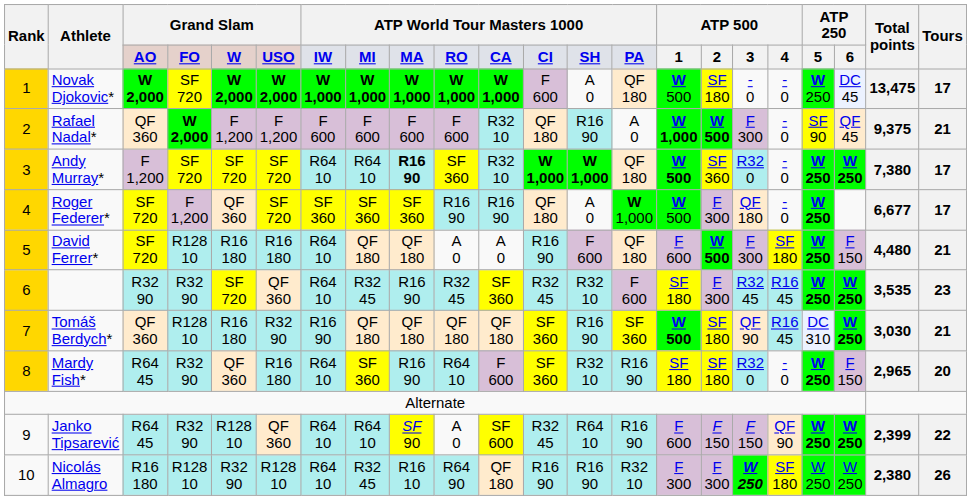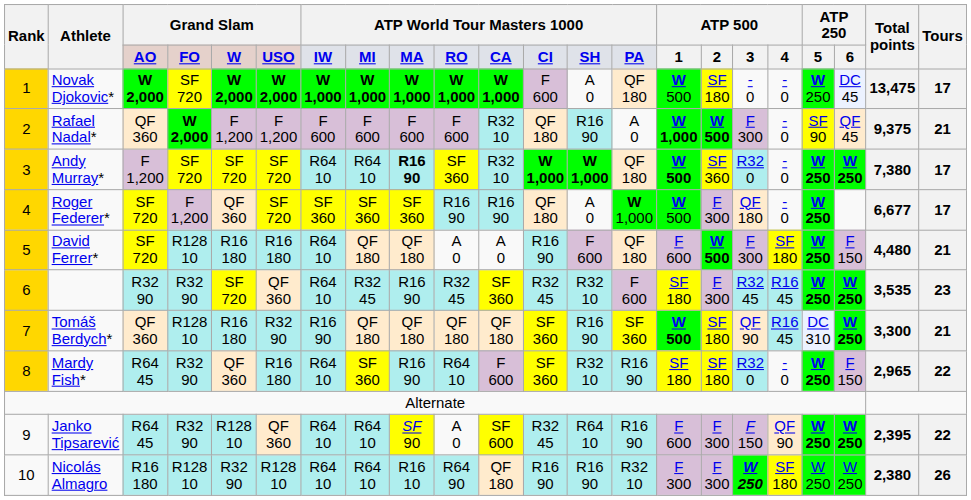(892, 331) 3,030 -> (892, 331) 3,300
(942, 371) 20 -> (942, 371) 22
(717, 435) F 150 -> (717, 435) F 300
(892, 435) 2,399 -> (892, 435) 2,395
(367, 475) R32 45 -> (367, 475) R64 10
